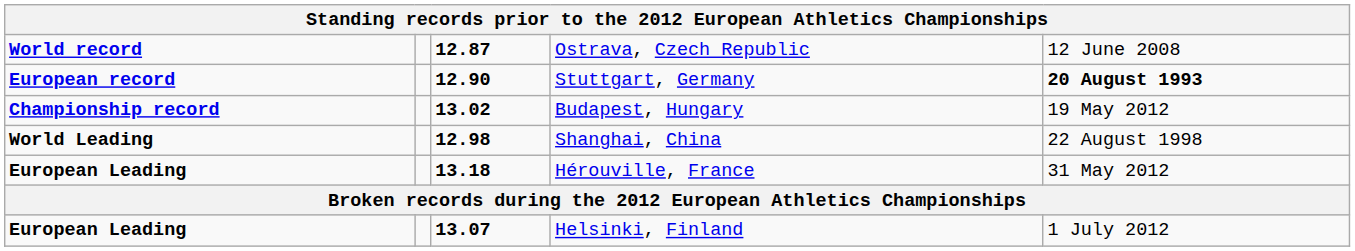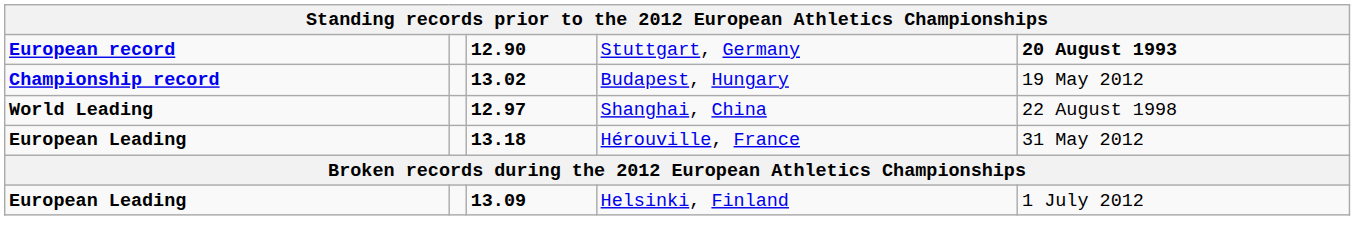- row: (682, 50)
(463, 140) 12.98 -> (498, 110) 12.97
(463, 230) 13.07 -> (498, 200) 13.09
